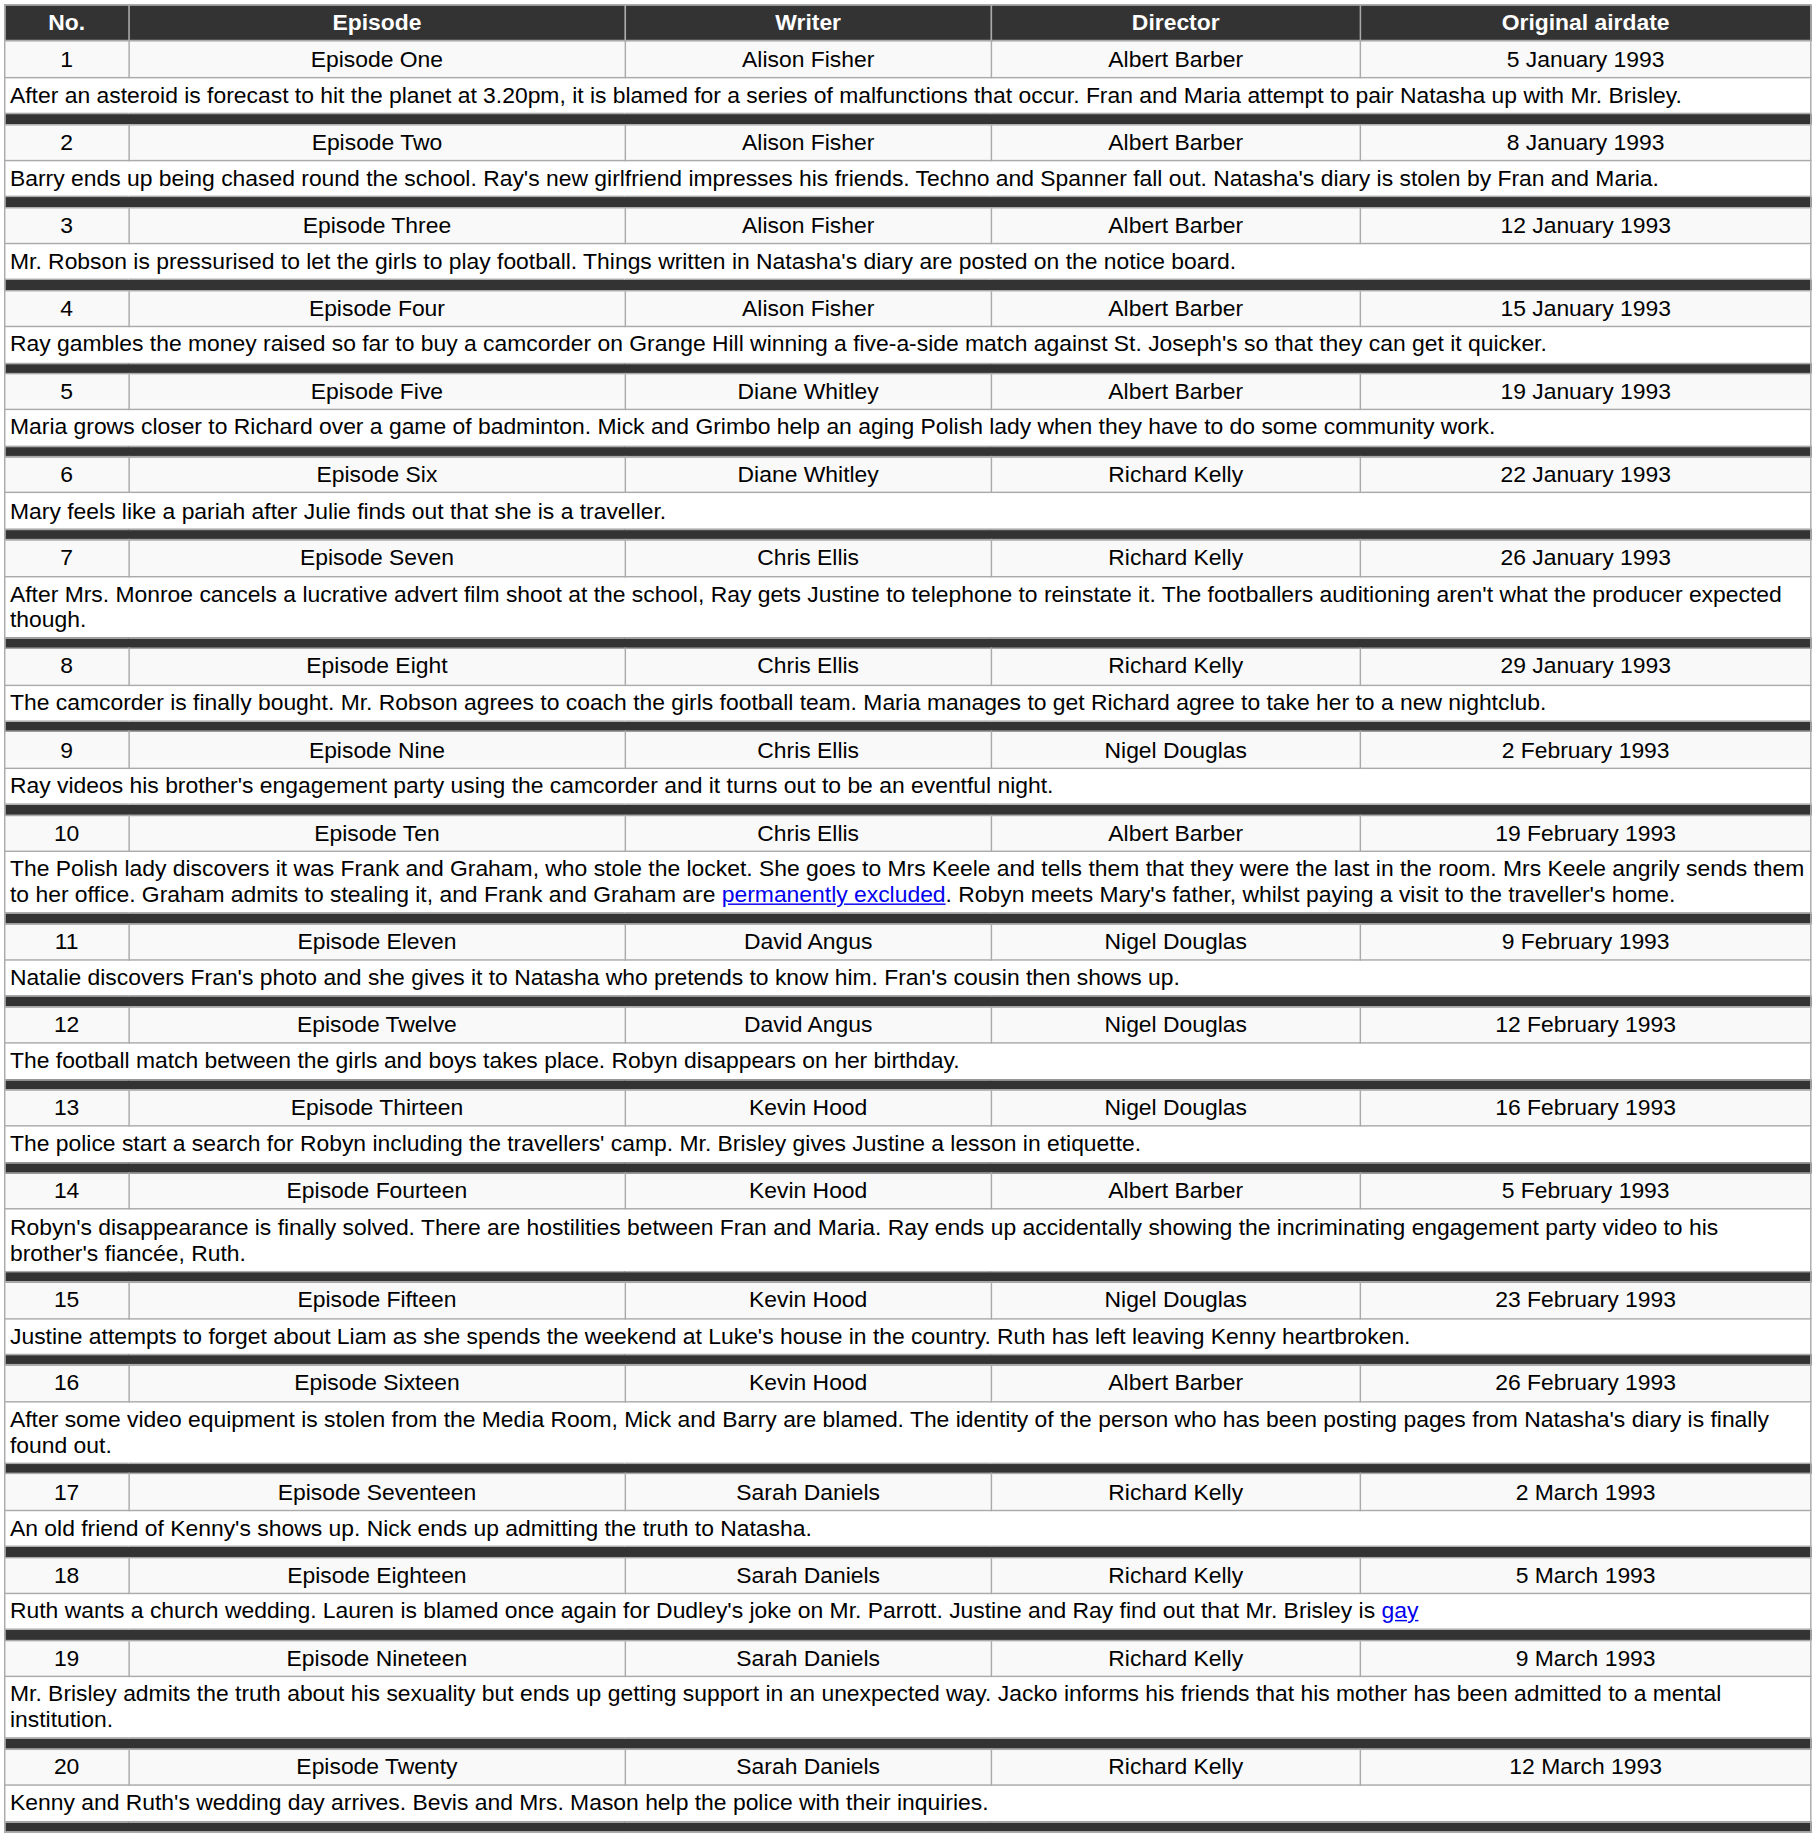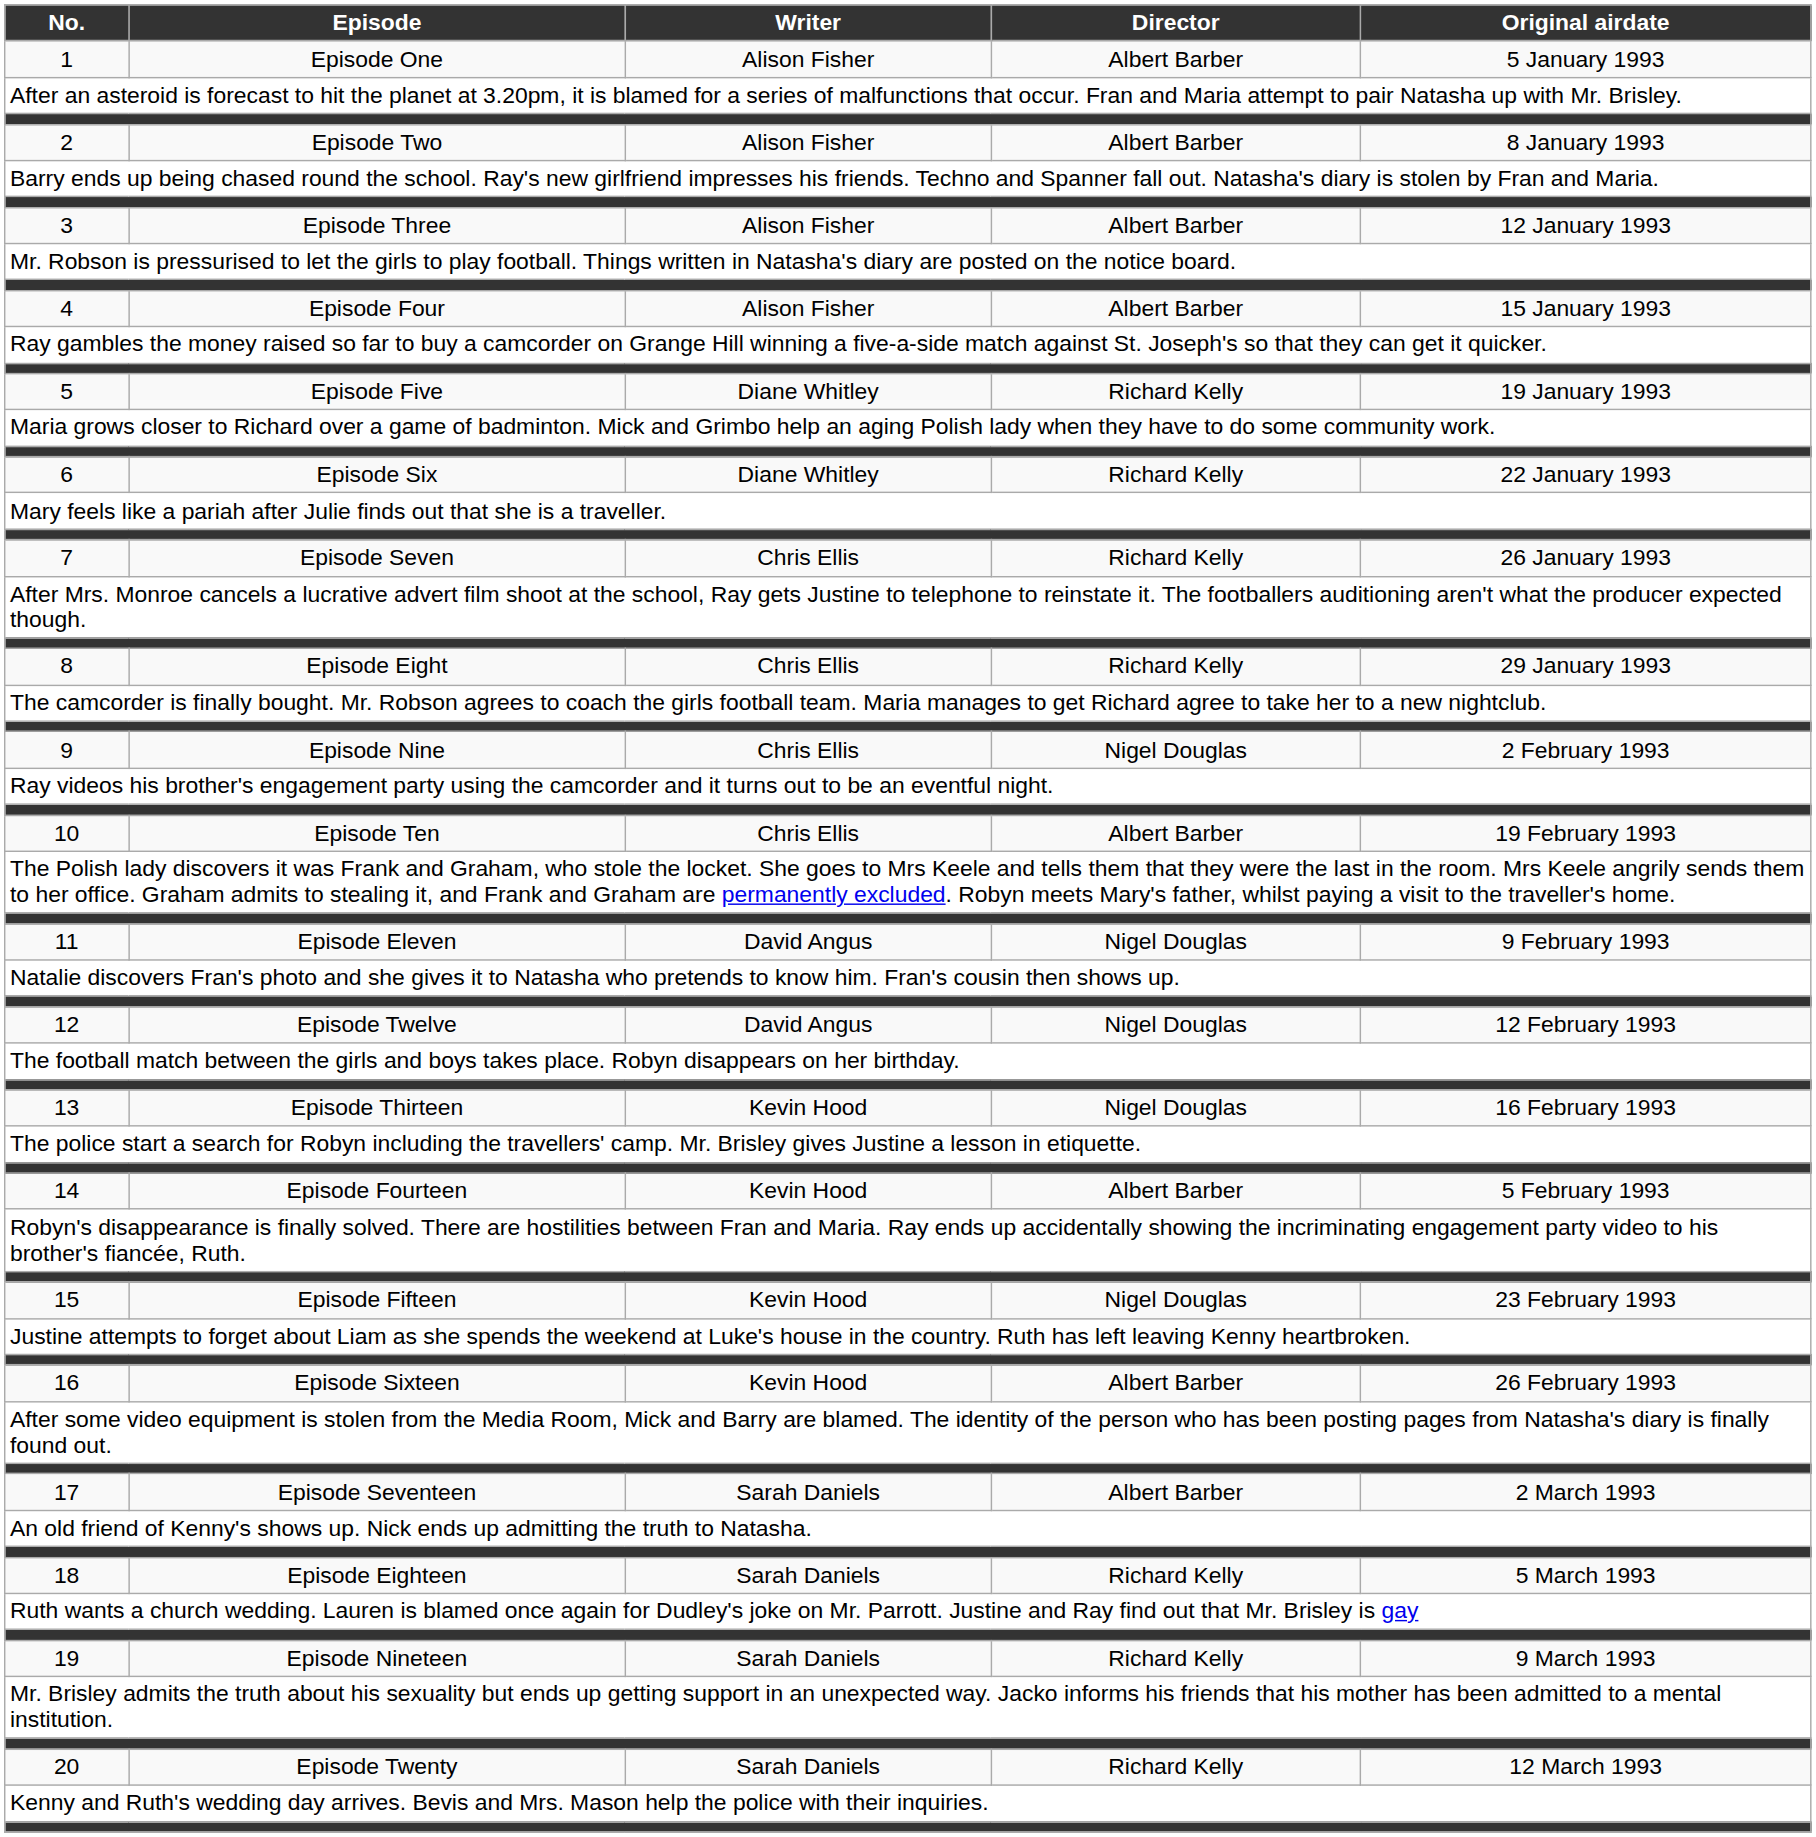(1176, 391) Albert Barber -> (1176, 391) Richard Kelly
(1176, 1491) Richard Kelly -> (1176, 1491) Albert Barber
